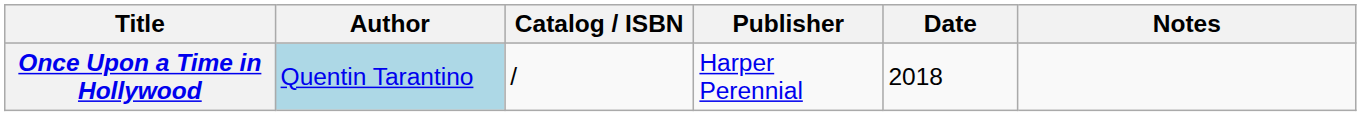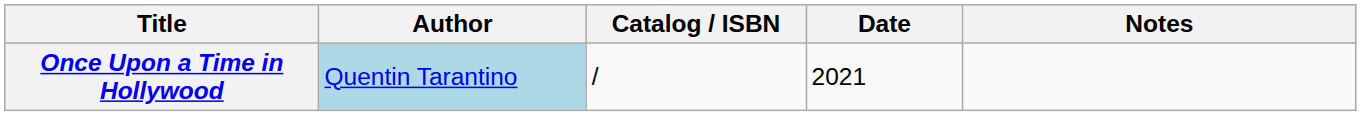- column: (788, 23)
(916, 76) 2018 -> (839, 76) 2021
